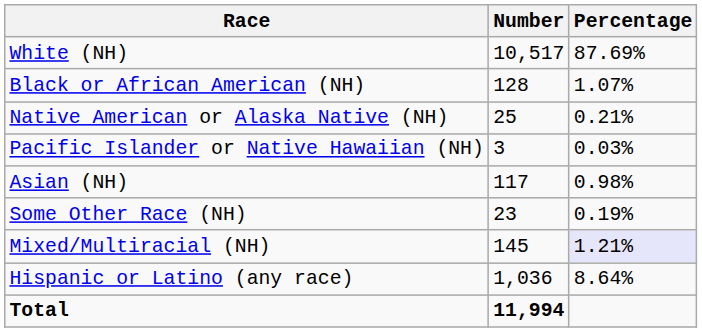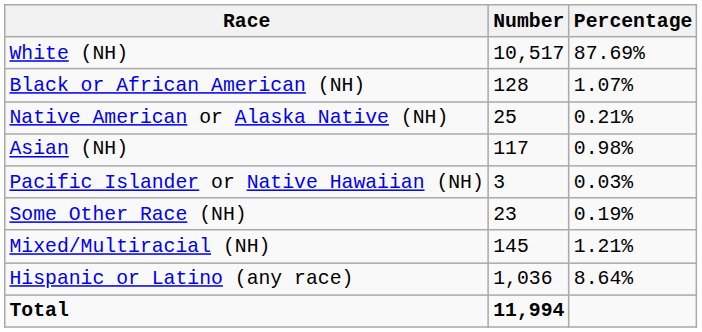rows swapped: (69, 182) <-> (247, 150)
(603, 246) lavender background -> (603, 246) no background
